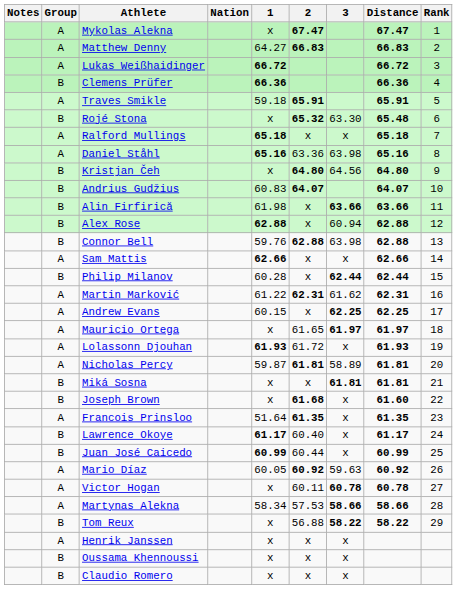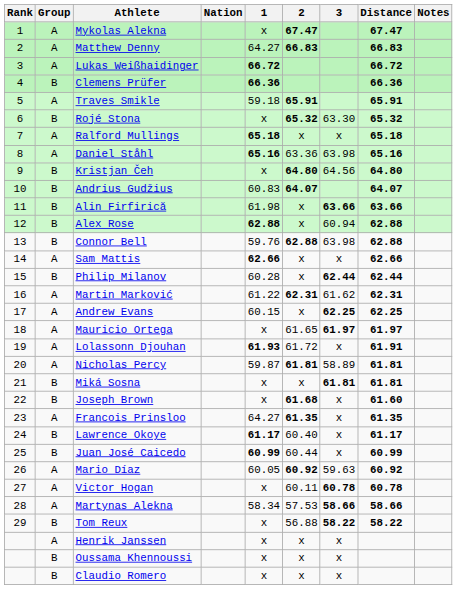columns swapped: (437, 13) <-> (23, 13)
(393, 119) 65.48 -> (386, 119) 65.32
(393, 347) 61.93 -> (386, 347) 61.91
(270, 418) 51.64 -> (264, 418) 64.27
